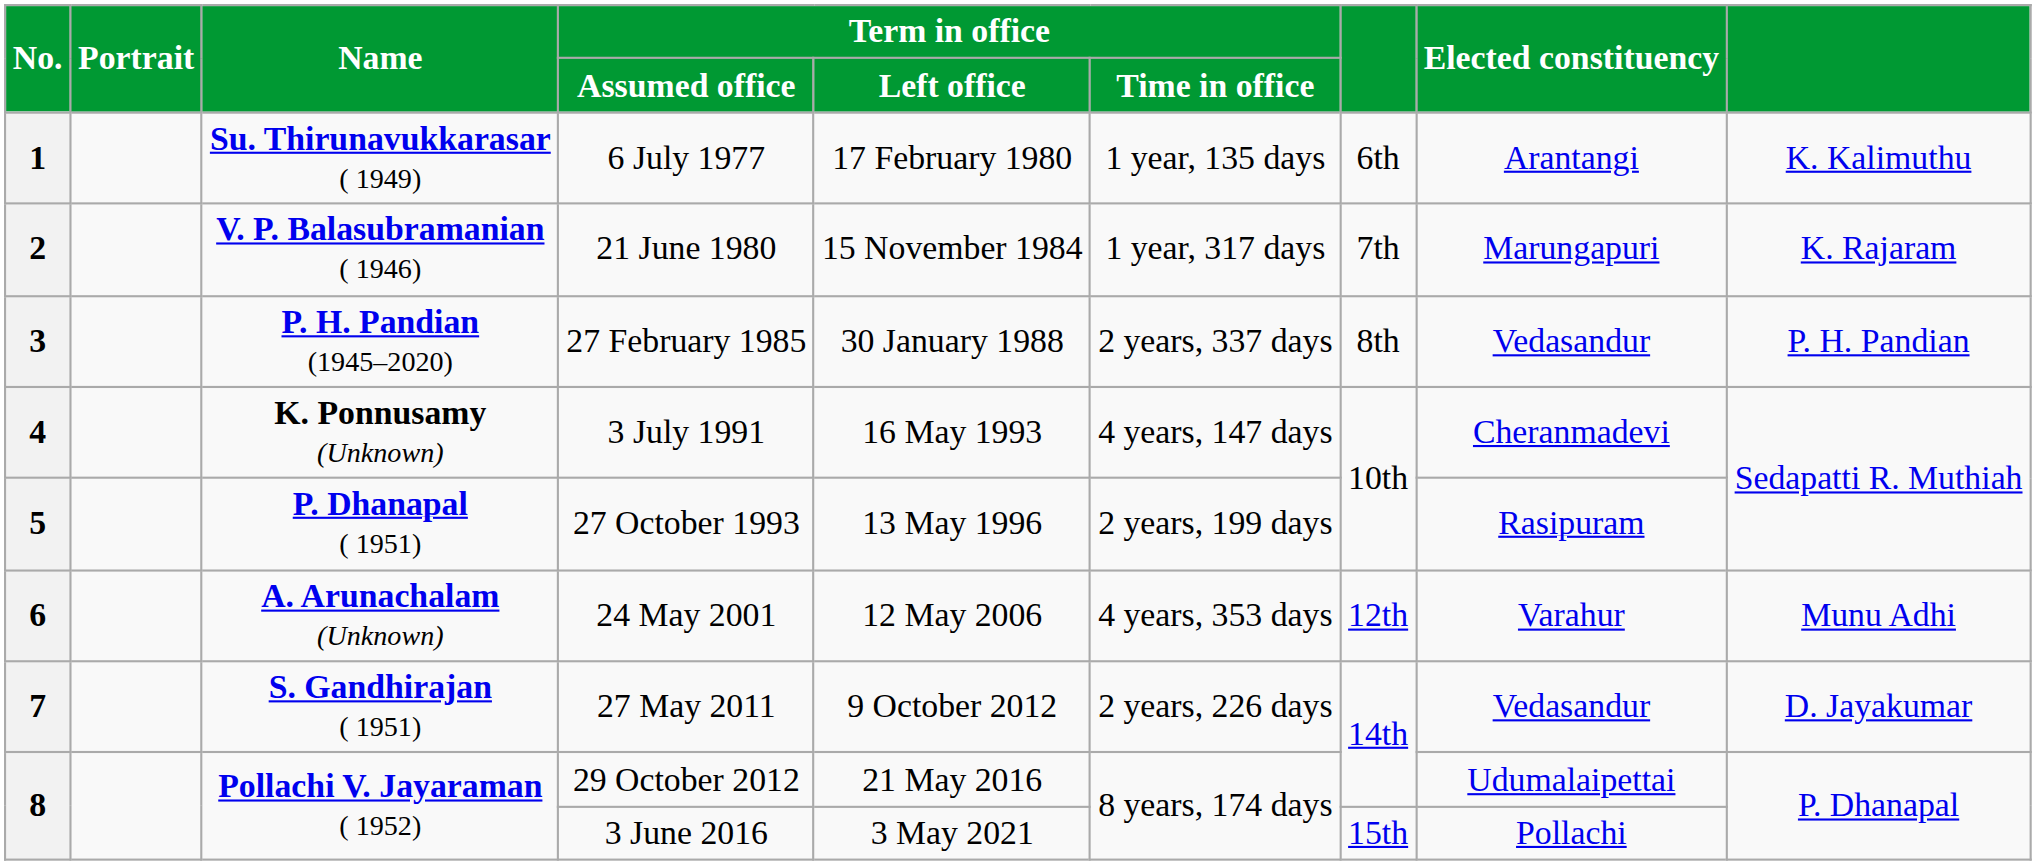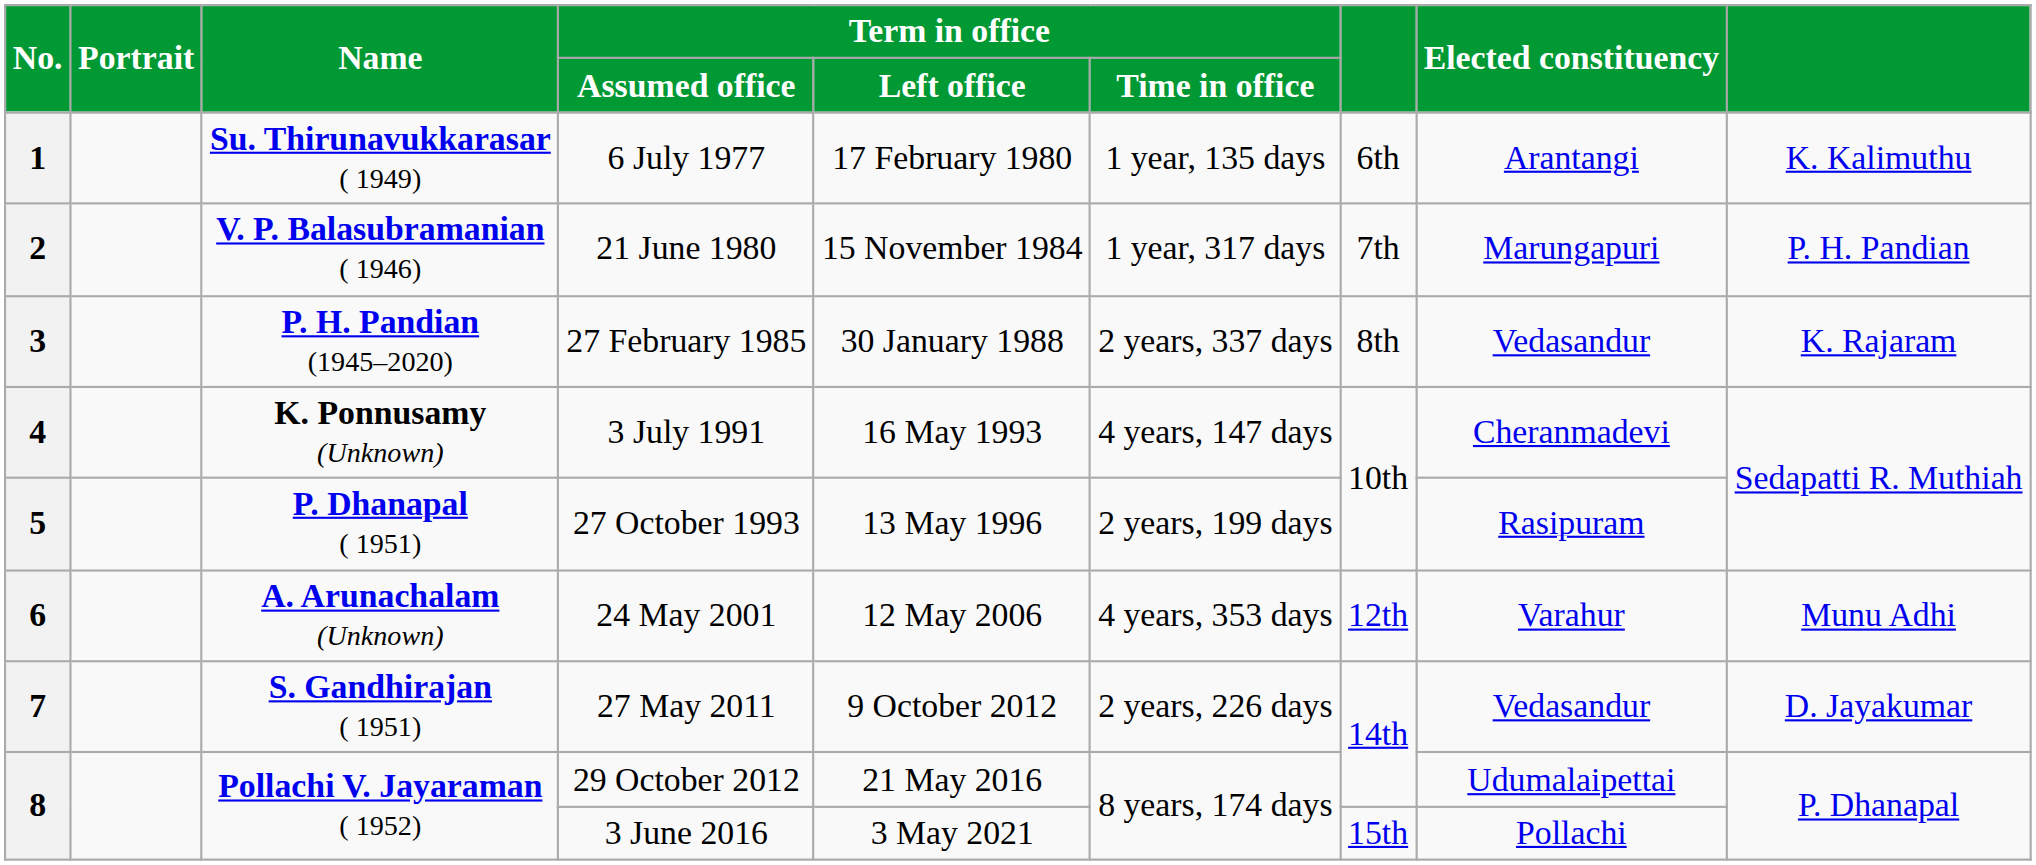(1879, 248) K. Rajaram -> (1879, 248) P. H. Pandian
(1879, 340) P. H. Pandian -> (1879, 340) K. Rajaram
